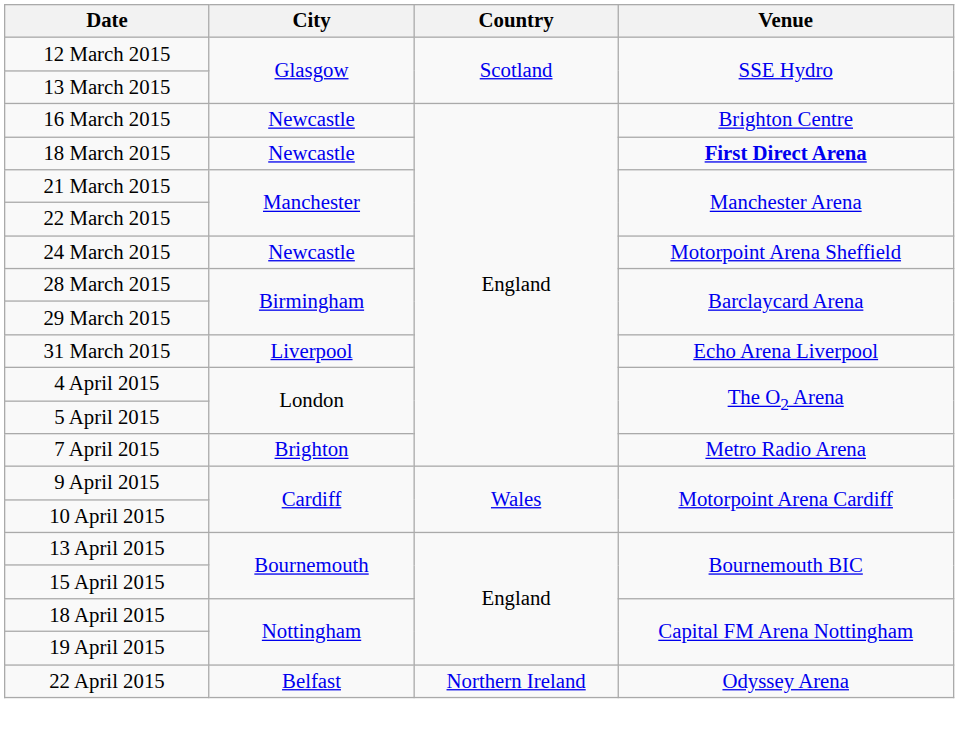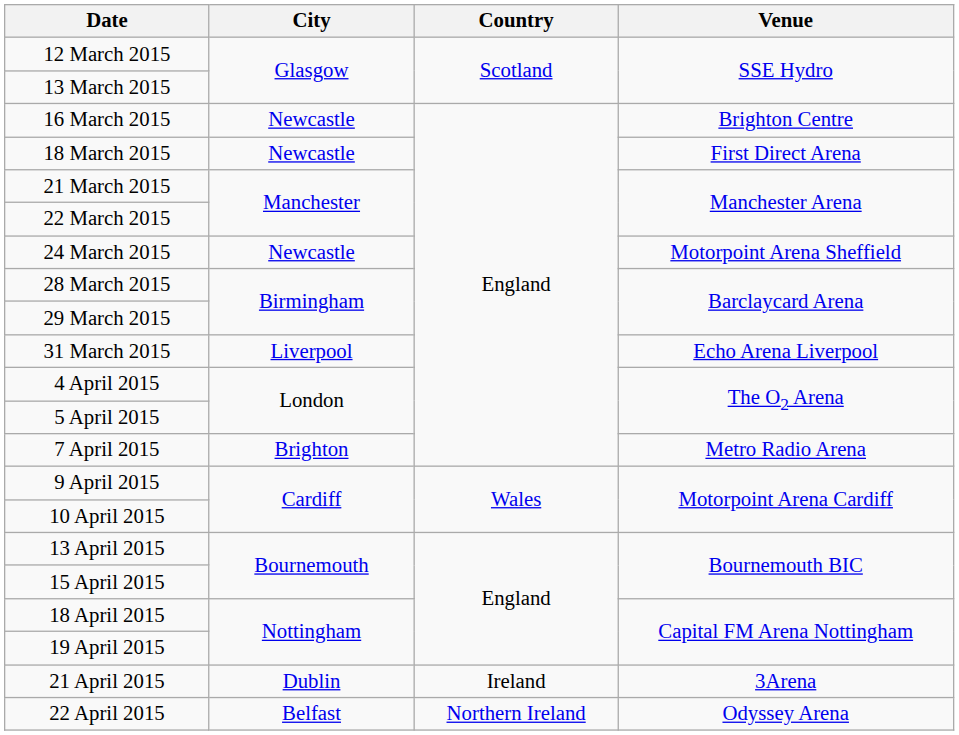(786, 152) bold -> (786, 152) normal
+ row: (107, 680)
